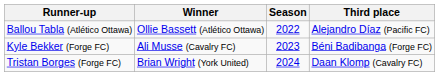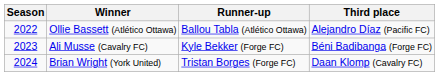columns swapped: (288, 12) <-> (69, 12)
